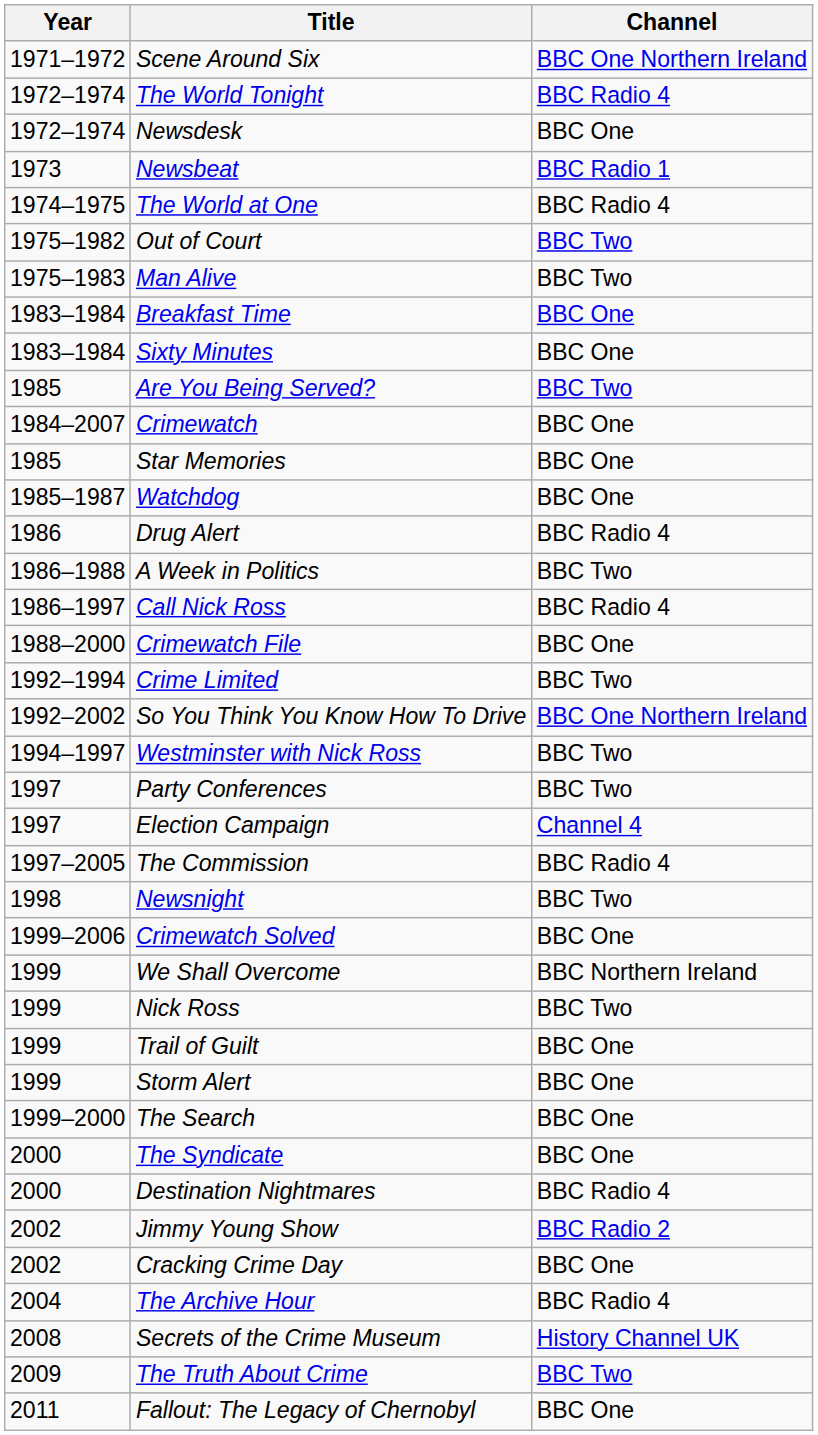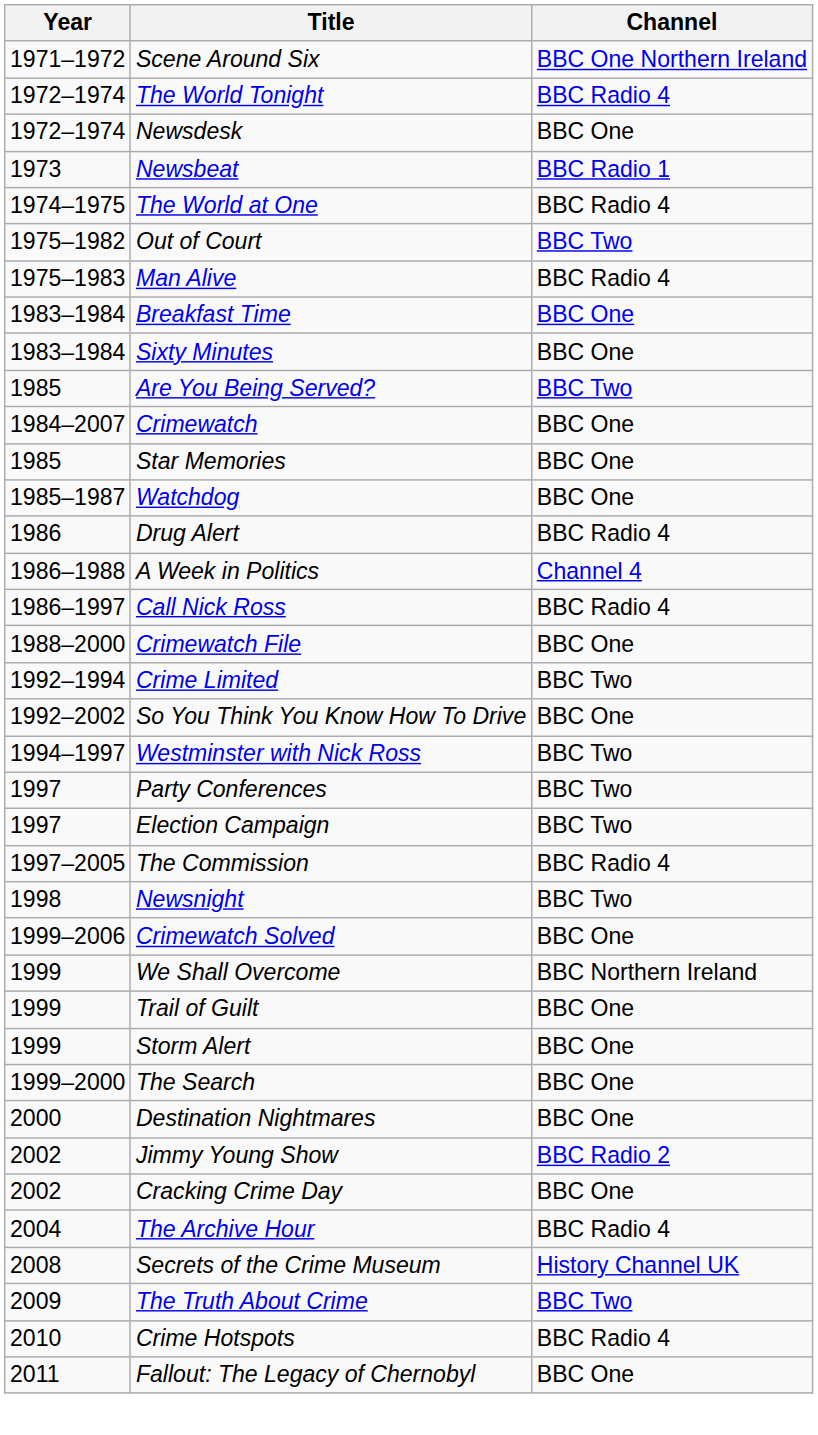(585, 278) BBC Two -> (603, 278) BBC Radio 4
(585, 570) BBC Two -> (589, 570) Channel 4
(672, 717) BBC One Northern Ireland -> (585, 717) BBC One
(589, 826) Channel 4 -> (585, 826) BBC Two
- row: (188, 1009)
- row: (210, 1155)
(603, 1192) BBC Radio 4 -> (585, 1118) BBC One
+ row: (215, 1338)
